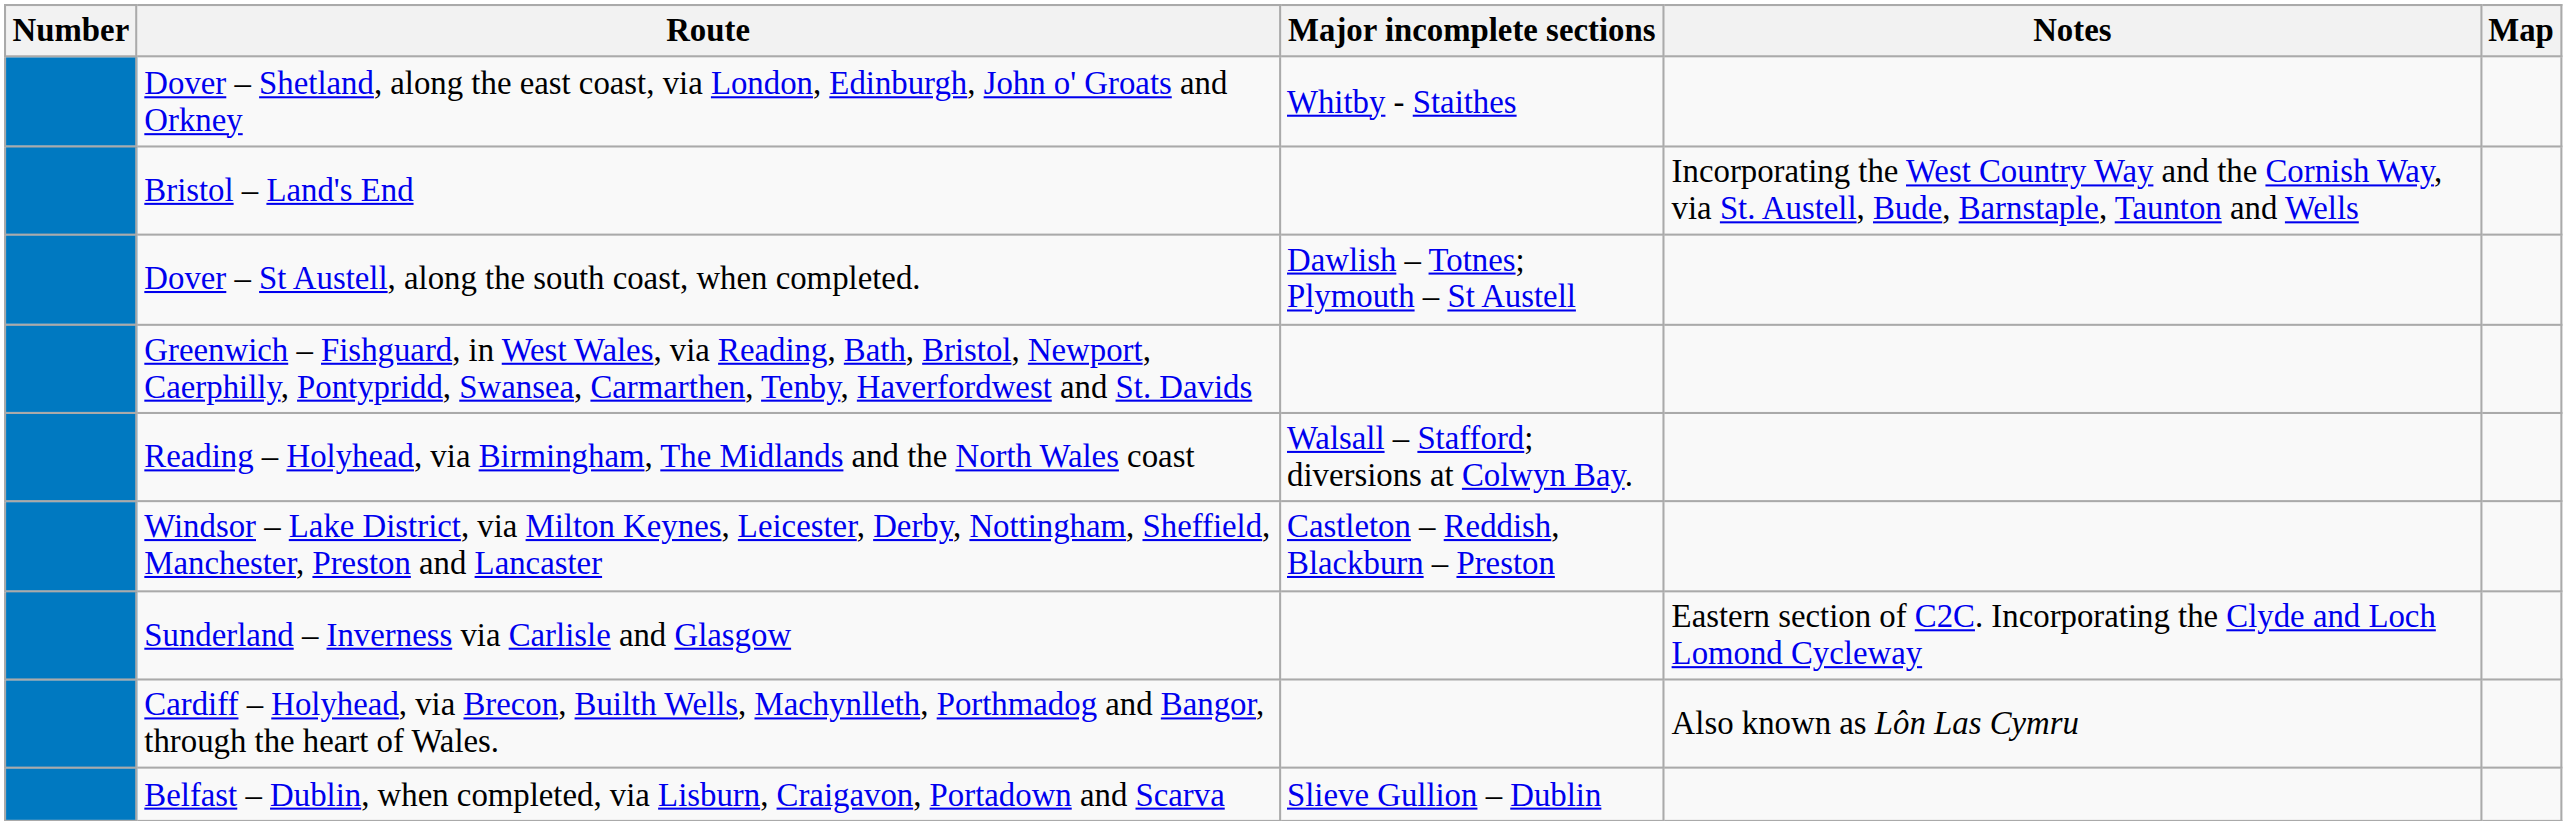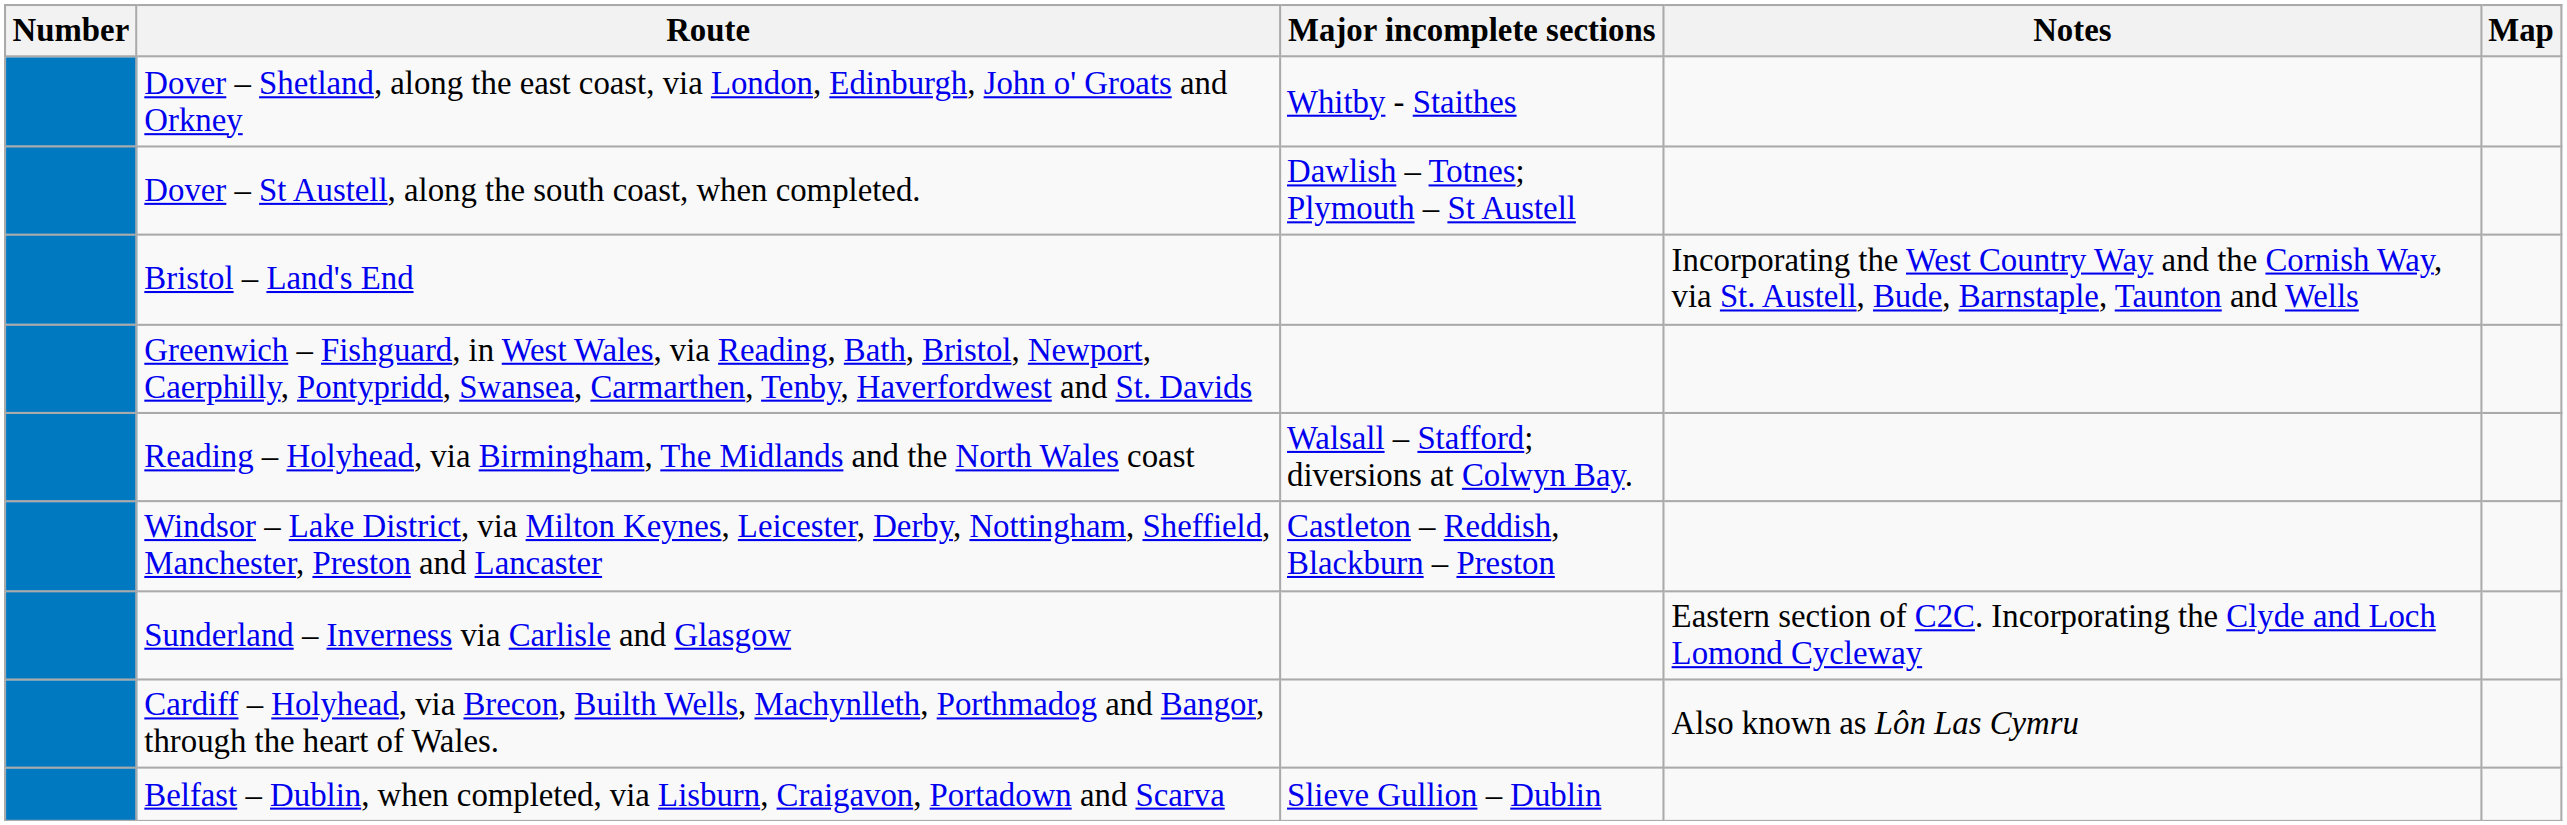rows swapped: (532, 278) <-> (279, 189)
